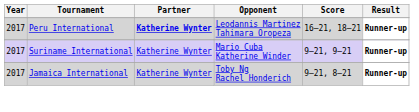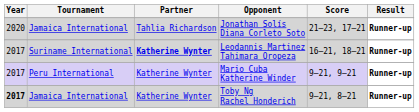+ row: (263, 28)
(71, 28) Peru International -> (81, 51) Suriname International
(81, 51) Suriname International -> (71, 74) Peru International
(16, 74) normal -> (16, 96) bold
